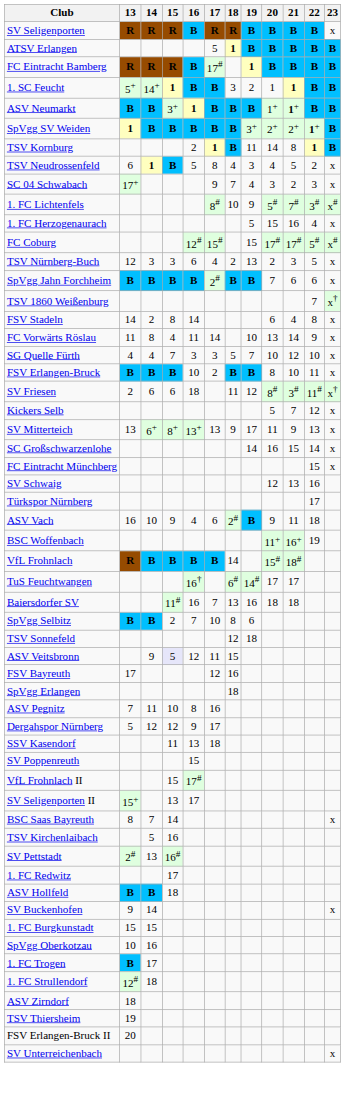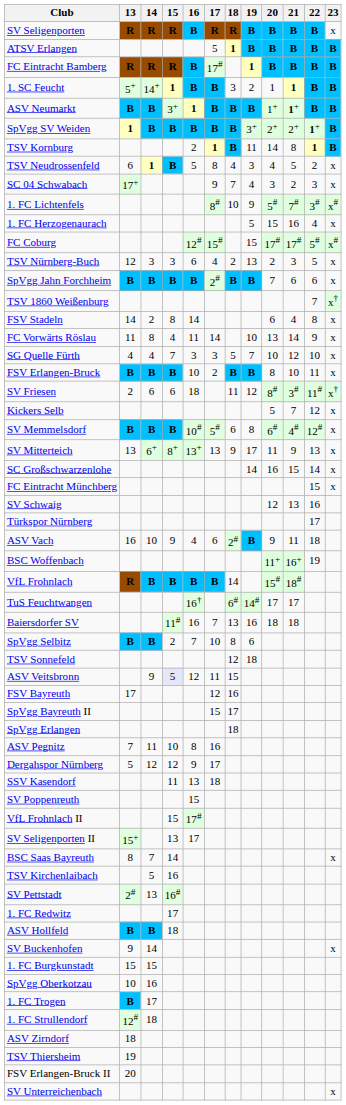+ row: (46, 429)
+ row: (49, 711)
